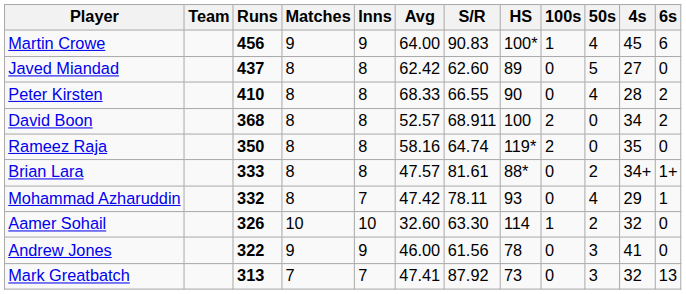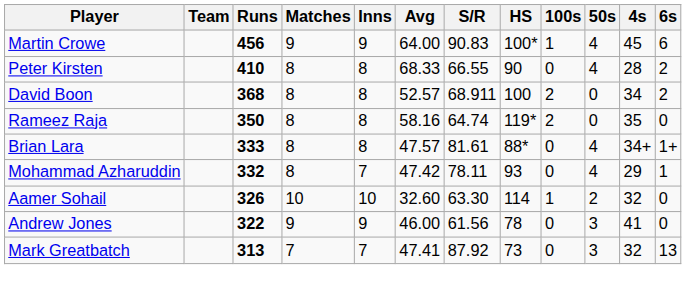- row: (64, 69)
(593, 172) 2 -> (593, 146) 4
